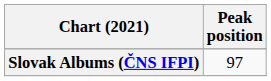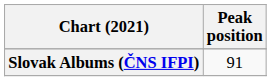(235, 62) 97 -> (235, 62) 91
